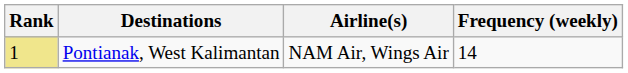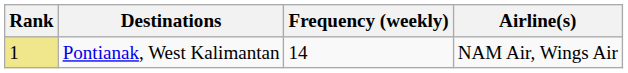columns swapped: (538, 20) <-> (369, 20)
